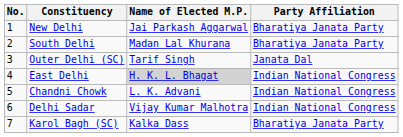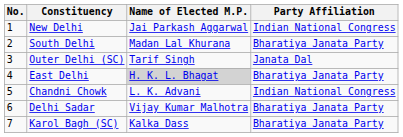(318, 29) Bharatiya Janata Party -> (324, 29) Indian National Congress
(324, 77) Indian National Congress -> (318, 77) Bharatiya Janata Party
(324, 108) Indian National Congress -> (318, 108) Bharatiya Janata Party
